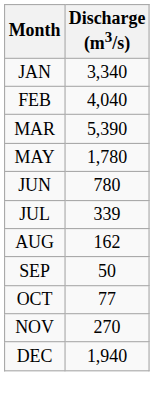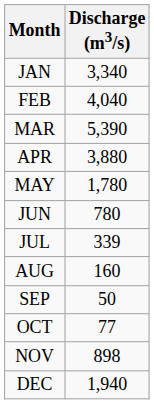+ row: (35, 157)
(107, 242) 162 -> (107, 271) 160
(107, 327) 270 -> (107, 356) 898
